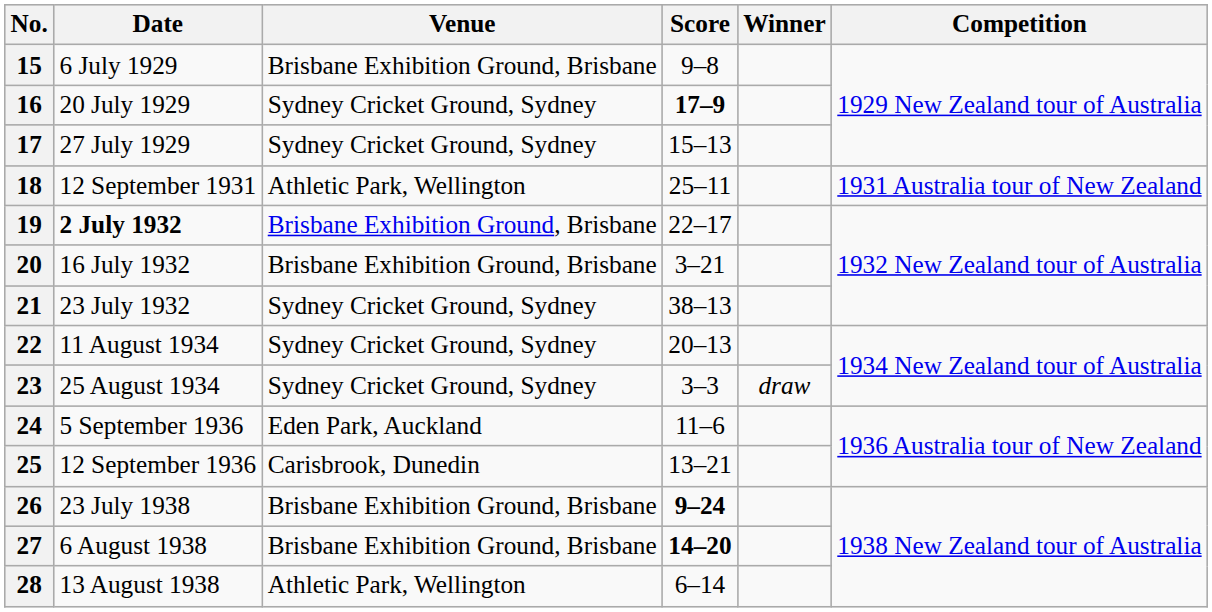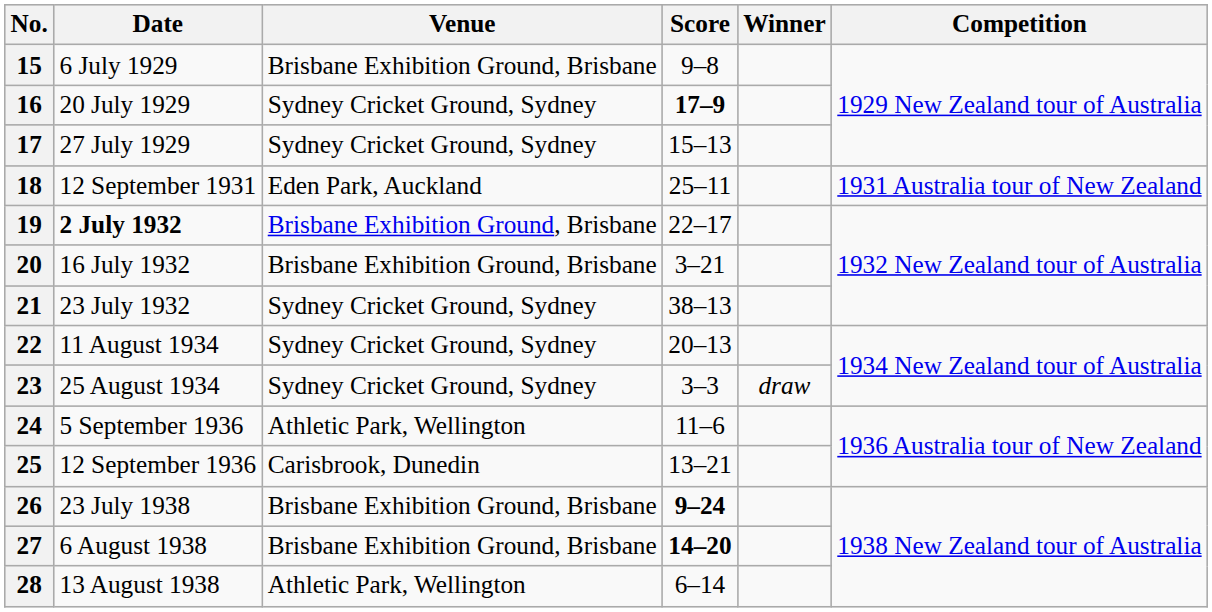(397, 184) Athletic Park, Wellington -> (375, 184) Eden Park, Auckland
(375, 425) Eden Park, Auckland -> (397, 425) Athletic Park, Wellington
